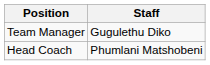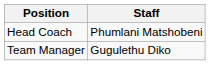rows swapped: (40, 50) <-> (46, 32)
